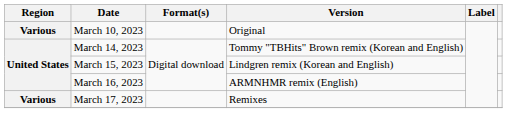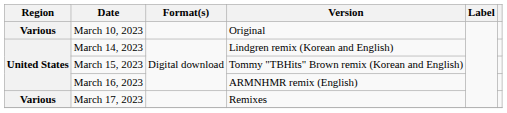(346, 47) Tommy "TBHits" Brown remix (Korean and English) -> (311, 47) Lindgren remix (Korean and English)
(311, 64) Lindgren remix (Korean and English) -> (346, 64) Tommy "TBHits" Brown remix (Korean and English)
